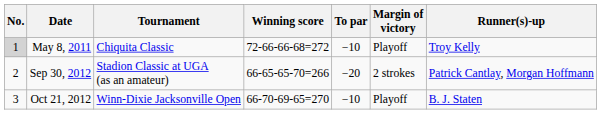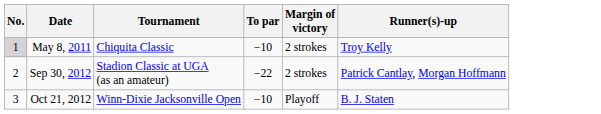- column: (288, 21)
(390, 47) Playoff -> (306, 47) 2 strokes
(351, 73) −20 -> (263, 73) −22
